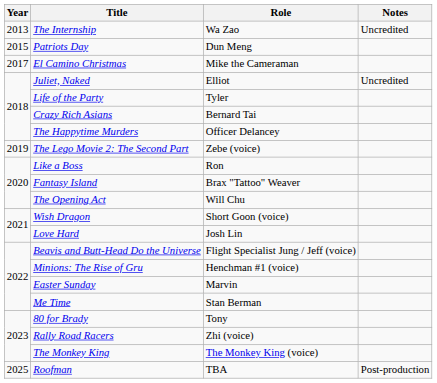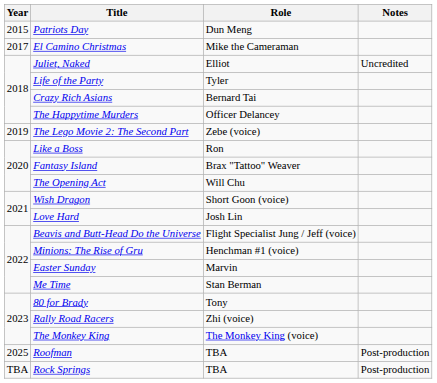- row: (65, 30)
+ row: (62, 370)
